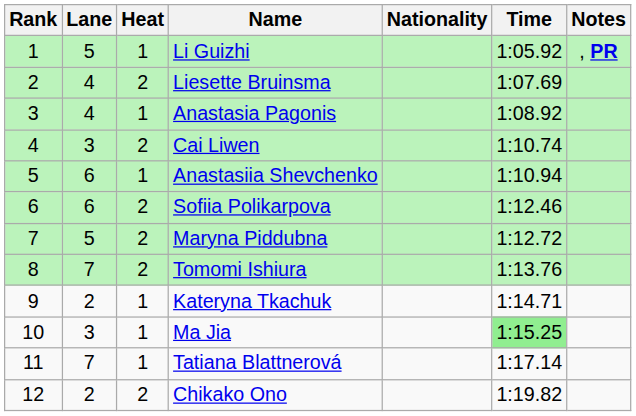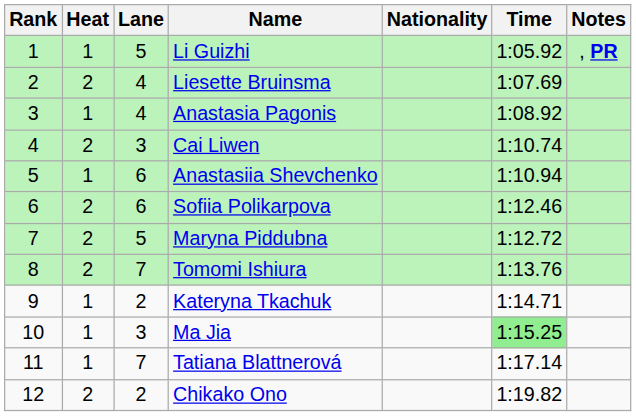columns swapped: (143, 20) <-> (89, 20)
